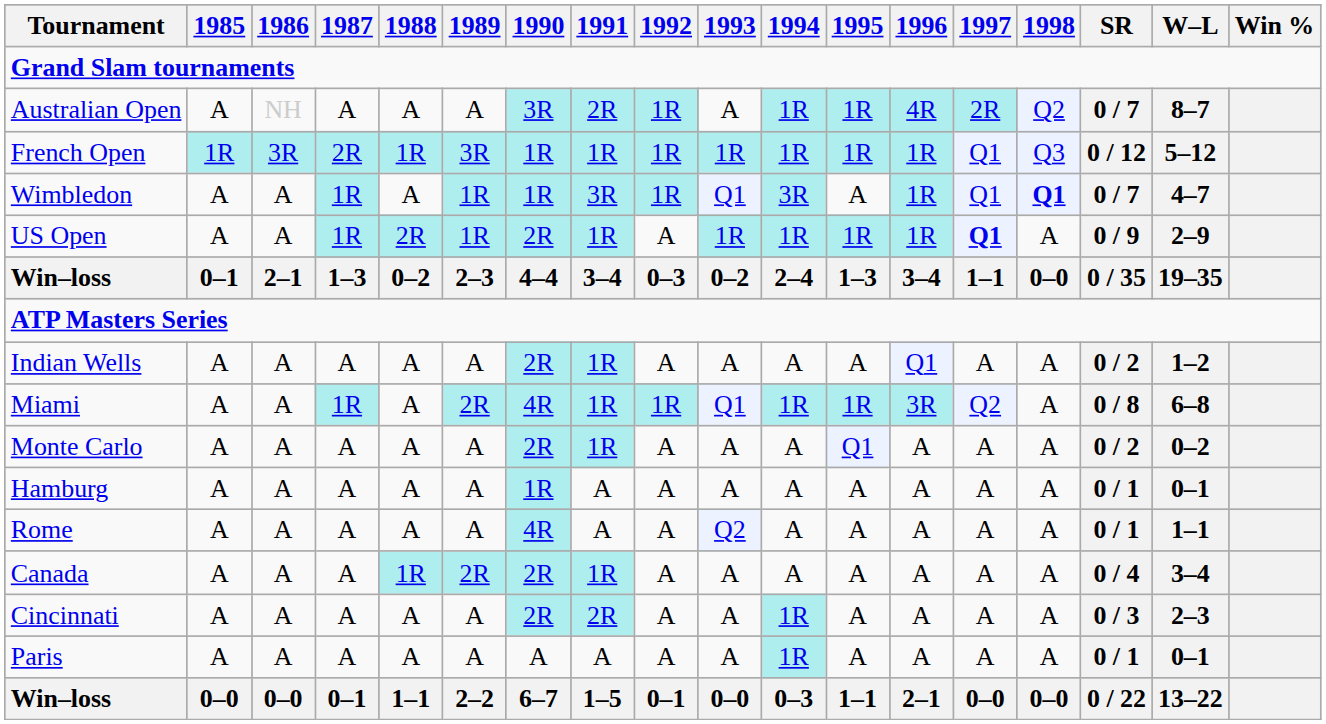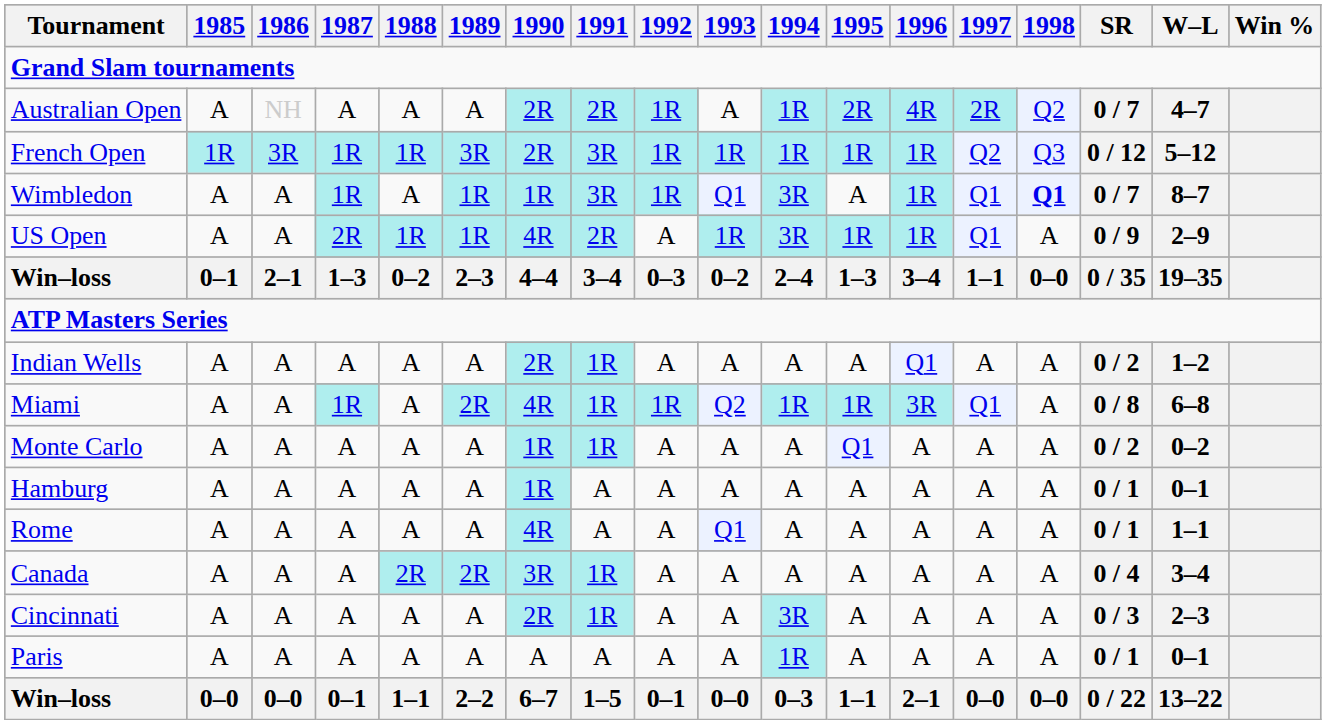(538, 109) 3R -> (538, 109) 2R
(858, 109) 1R -> (858, 109) 2R
(1190, 109) 8–7 -> (1190, 109) 4–7
(347, 151) 2R -> (347, 151) 1R
(538, 151) 1R -> (538, 151) 2R
(602, 151) 1R -> (602, 151) 3R
(985, 151) Q1 -> (985, 151) Q2
(1190, 193) 4–7 -> (1190, 193) 8–7
(347, 235) 1R -> (347, 235) 2R
(411, 235) 2R -> (411, 235) 1R
(538, 235) 2R -> (538, 235) 4R
(602, 235) 1R -> (602, 235) 2R
(794, 235) 1R -> (794, 235) 3R
(985, 235) bold -> (985, 235) normal
(730, 403) Q1 -> (730, 403) Q2
(985, 403) Q2 -> (985, 403) Q1
(538, 445) 2R -> (538, 445) 1R
(730, 529) Q2 -> (730, 529) Q1
(411, 571) 1R -> (411, 571) 2R
(538, 571) 2R -> (538, 571) 3R
(602, 613) 2R -> (602, 613) 1R
(794, 613) 1R -> (794, 613) 3R
